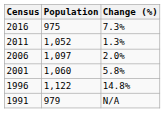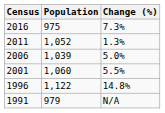(57, 56) 1,097 -> (57, 56) 1,039
(114, 56) 2.0% -> (114, 56) 5.0%
(114, 71) 5.8% -> (114, 71) 5.5%
